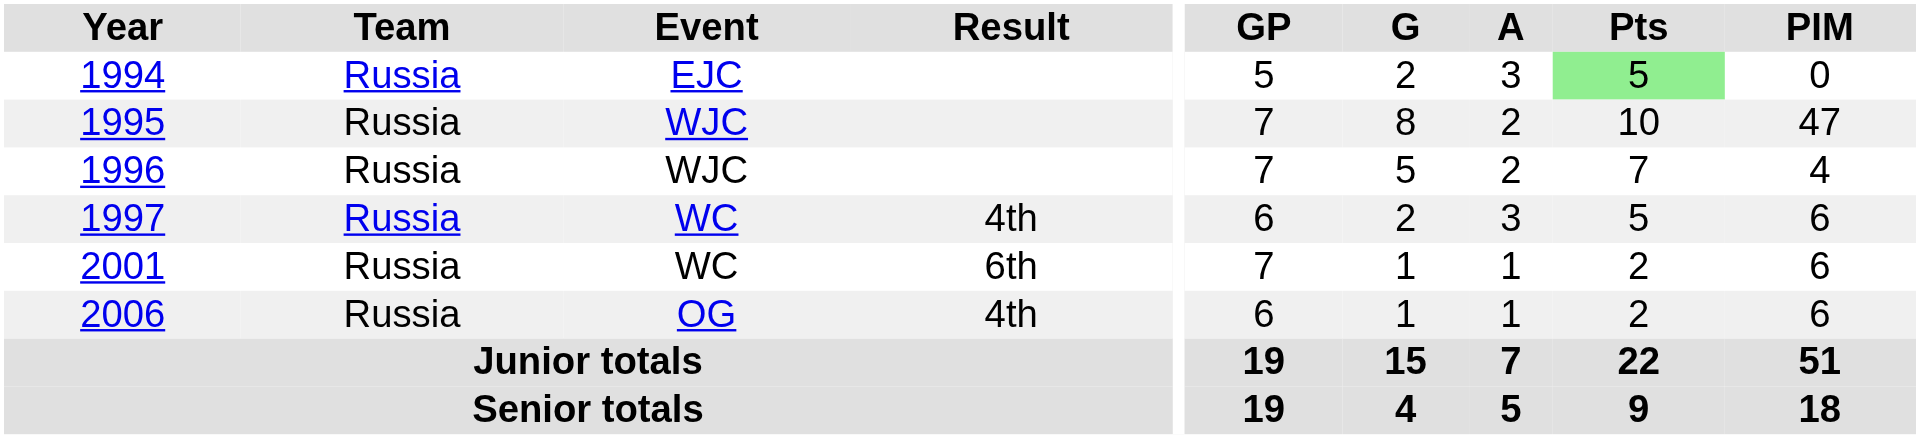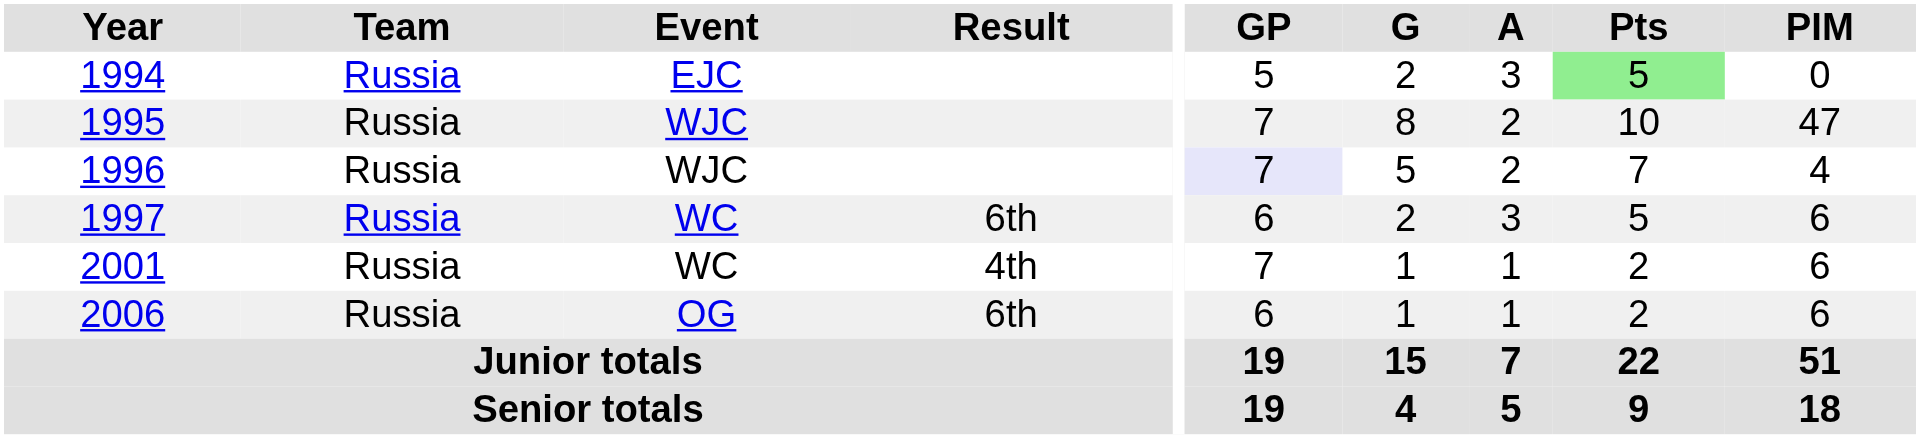(1264, 170) no background -> (1264, 170) lavender background
(1011, 218) 4th -> (1011, 218) 6th
(1011, 266) 6th -> (1011, 266) 4th
(1011, 314) 4th -> (1011, 314) 6th
